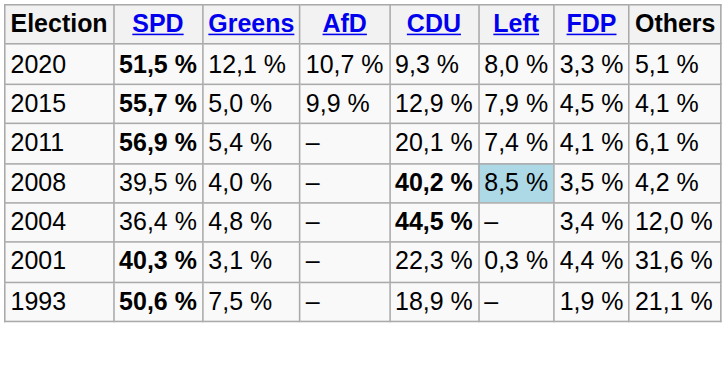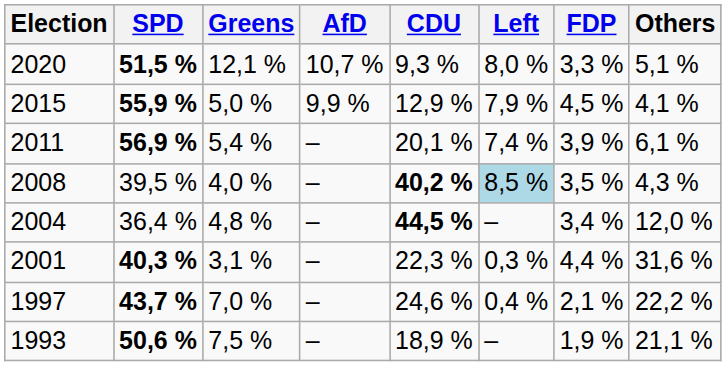(158, 103) 55,7 % -> (158, 103) 55,9 %
(592, 143) 4,1 % -> (592, 143) 3,9 %
(667, 182) 4,2 % -> (667, 182) 4,3 %
+ row: (38, 301)
